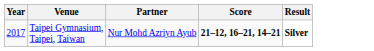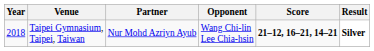+ column: (227, 12)
(16, 33) 2017 -> (16, 33) 2018
